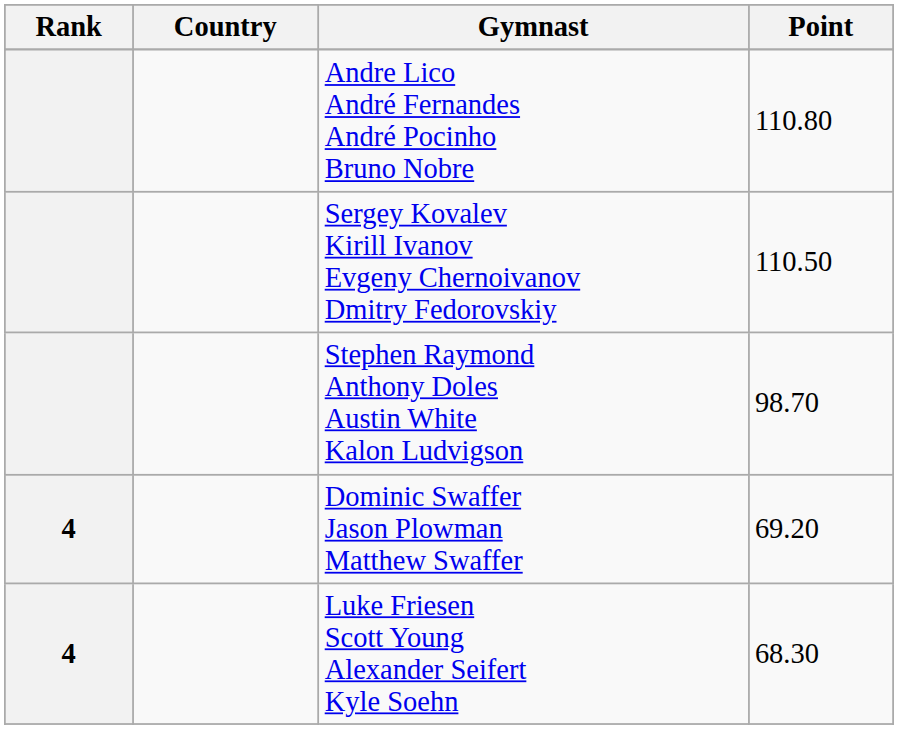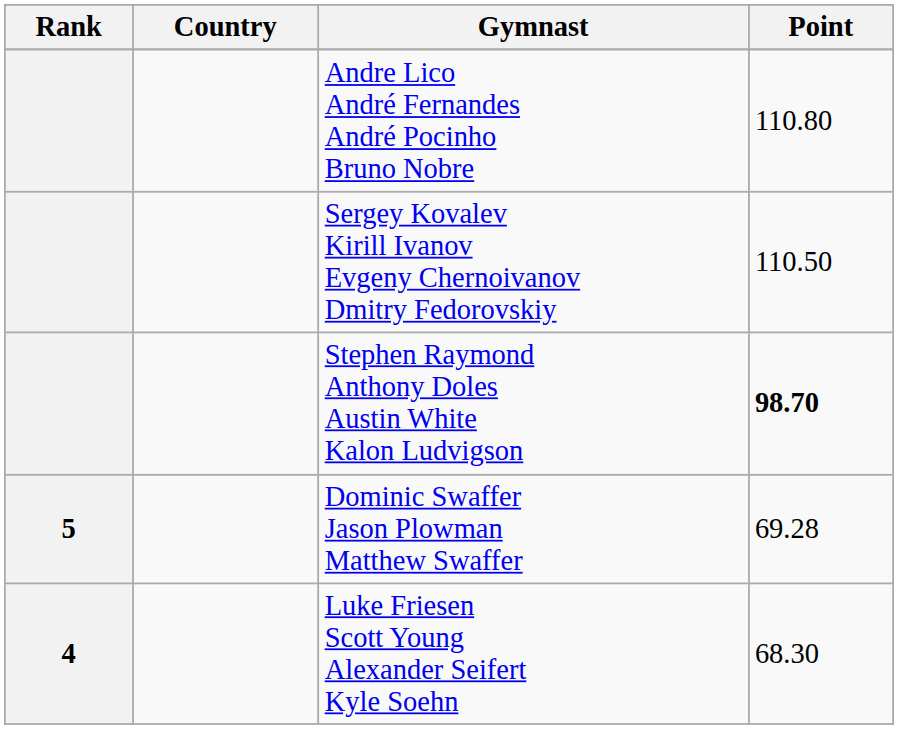(787, 402) normal -> (787, 402) bold
(69, 528) 4 -> (69, 528) 5
(787, 528) 69.20 -> (787, 528) 69.28
